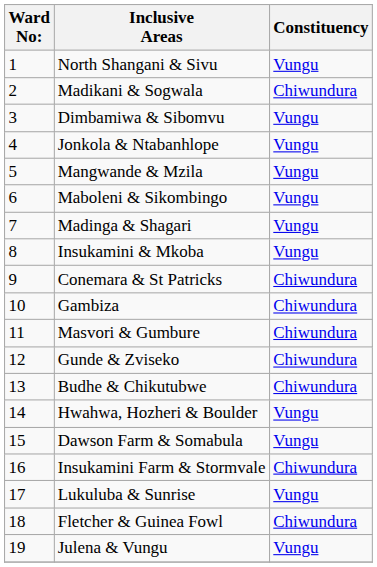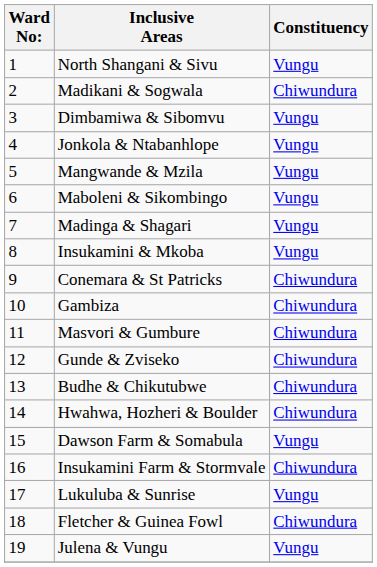(296, 413) Vungu -> (315, 413) Chiwundura
